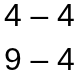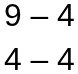rows swapped: (39, 59) <-> (39, 15)
